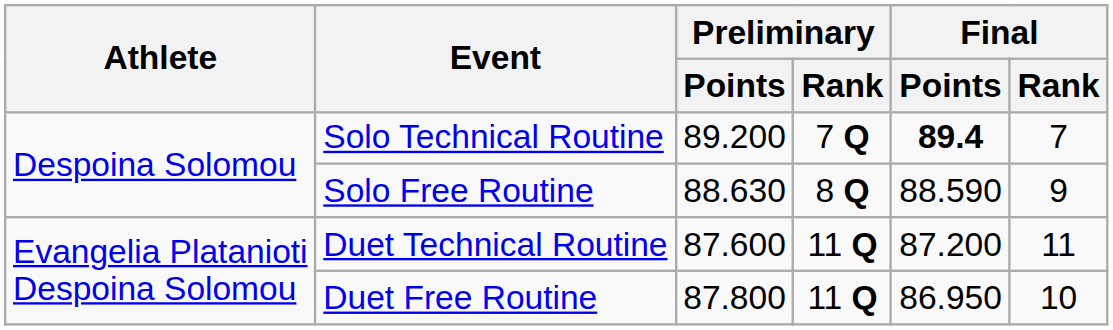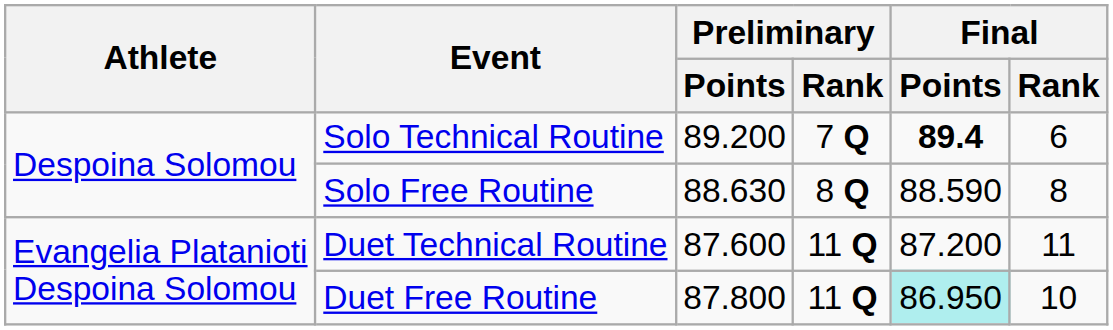(1059, 138) 7 -> (1059, 138) 6
(1059, 191) 9 -> (1059, 191) 8
(951, 297) no background -> (951, 297) paleturquoise background
